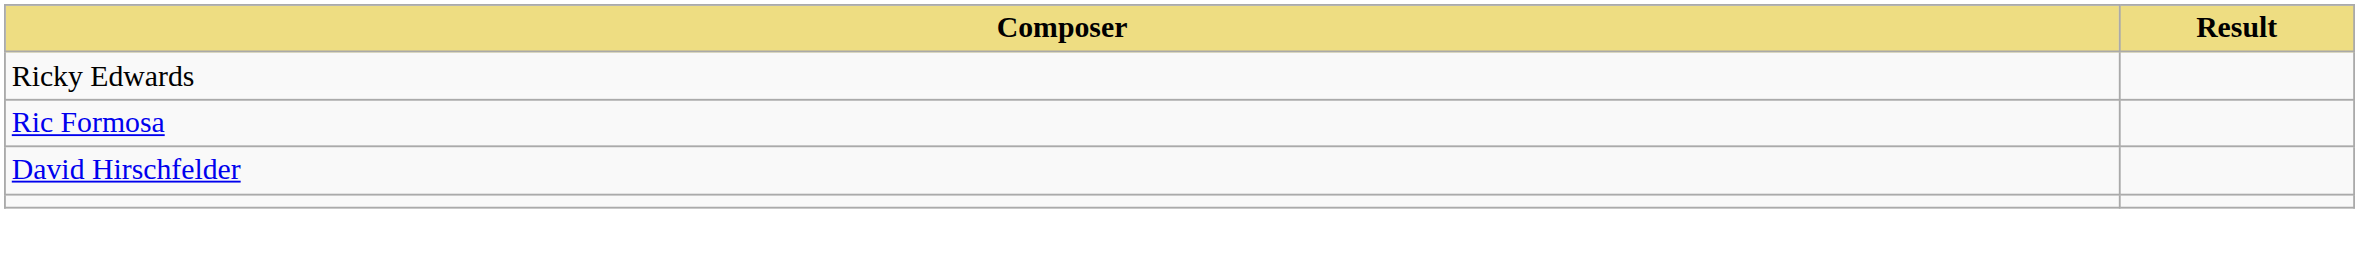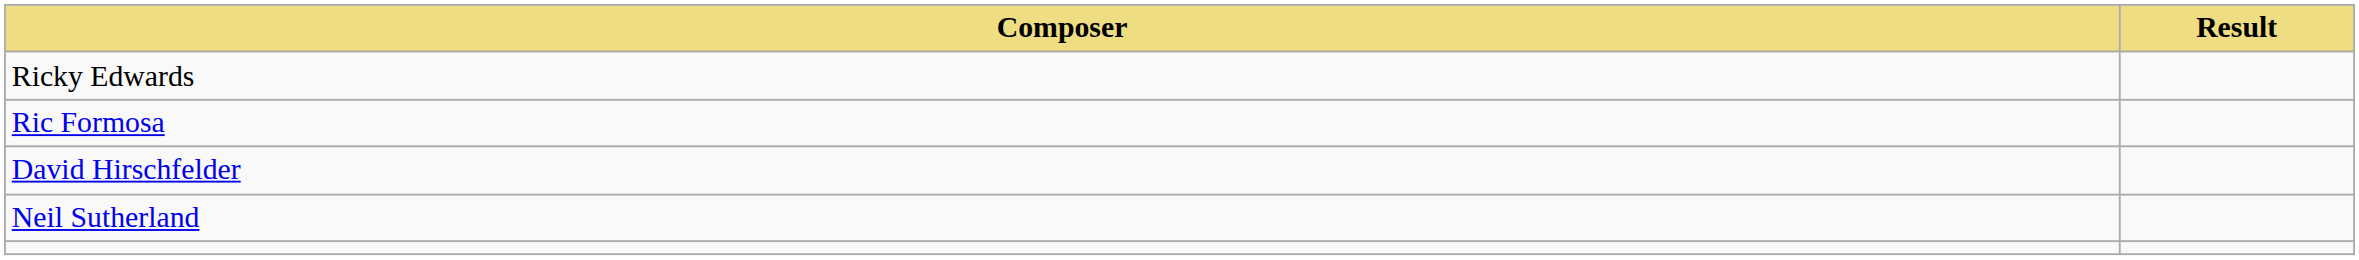+ row: (106, 216)
